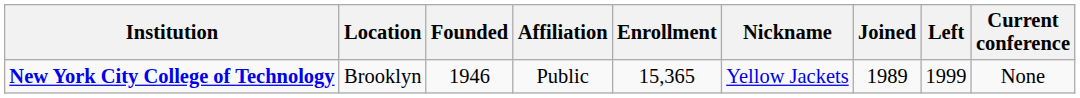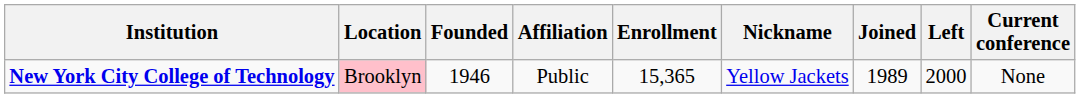(383, 76) no background -> (383, 76) pink background
(946, 76) 1999 -> (946, 76) 2000
